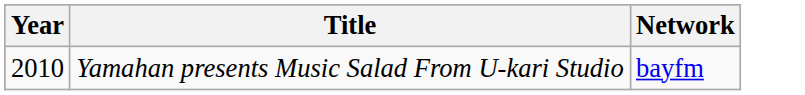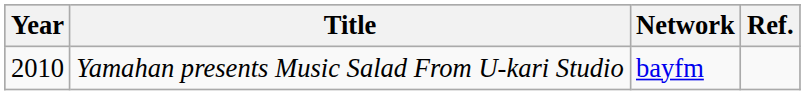+ column: (770, 25)
